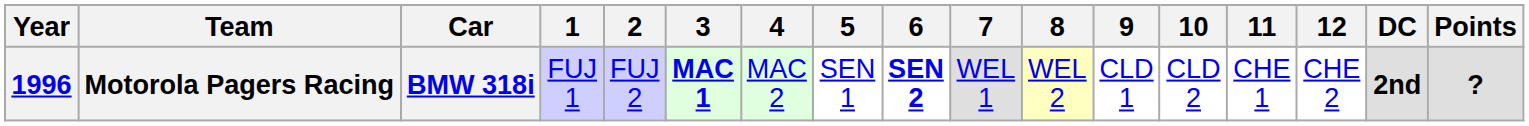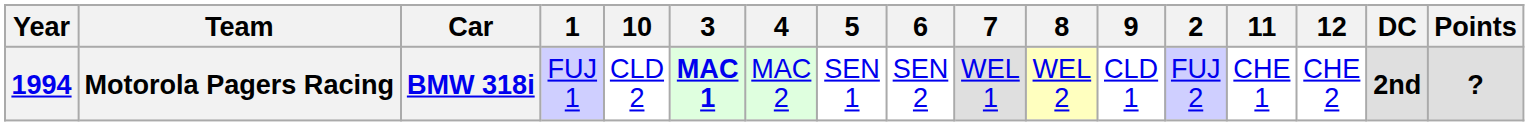columns swapped: (635, 26) <-> (1193, 26)
(41, 84) 1996 -> (41, 84) 1994
(916, 84) bold -> (920, 84) normal
